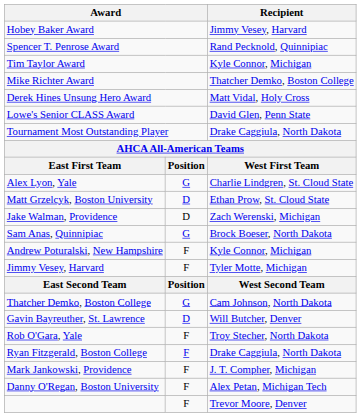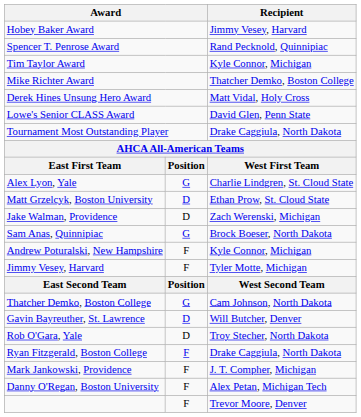(186, 336) F -> (186, 336) D
